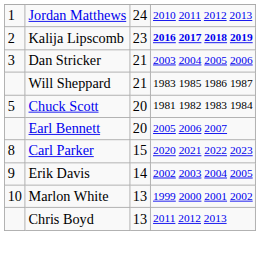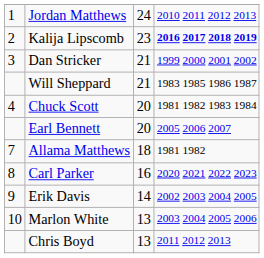(203, 60) 2003 2004 2005 2006 -> (207, 60) 1999 2000 2001 2002
(11, 106) 5 -> (11, 106) 4
+ row: (79, 151)
(140, 151) 15 -> (144, 173) 16
(203, 196) 1999 2000 2001 2002 -> (207, 219) 2003 2004 2005 2006
